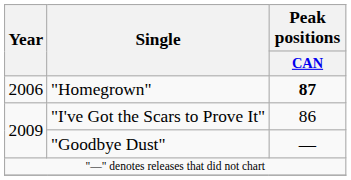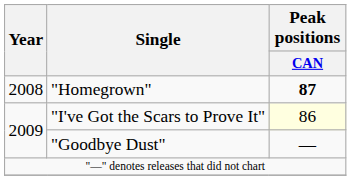(26, 89) 2006 -> (26, 89) 2008
(308, 116) no background -> (308, 116) lightyellow background
